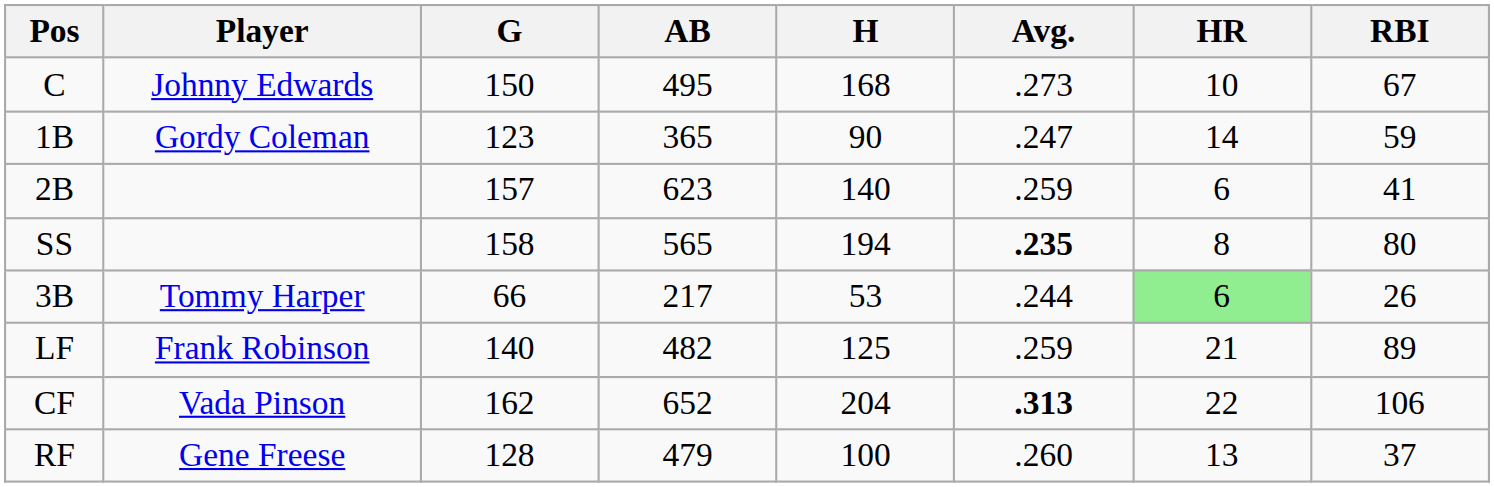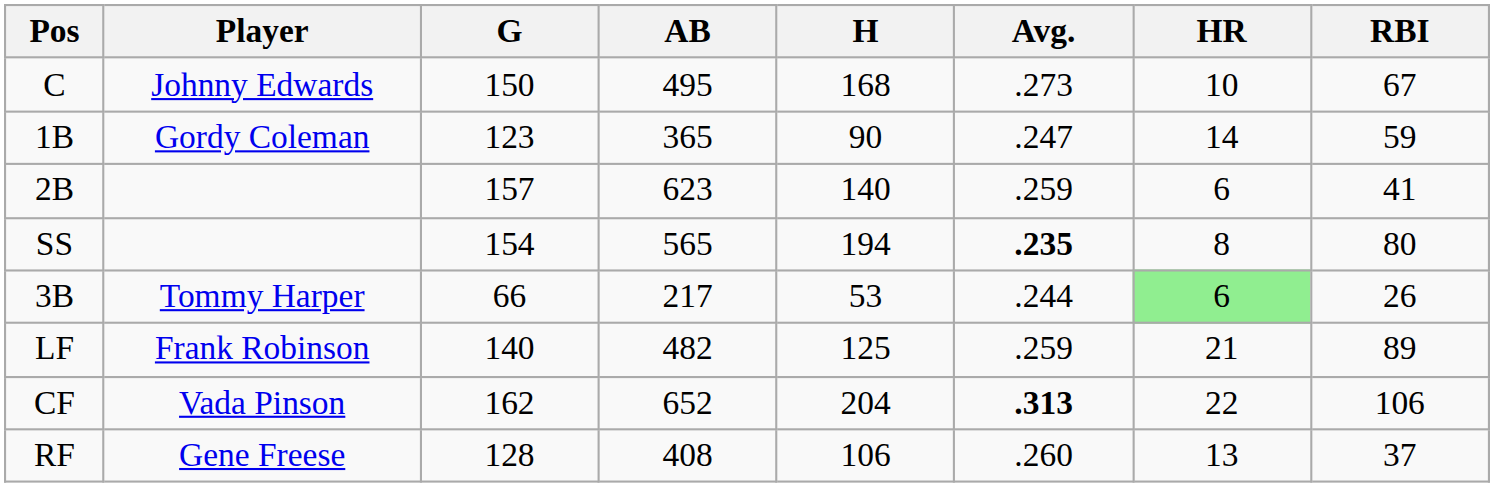(509, 243) 158 -> (509, 243) 154
(688, 455) 479 -> (688, 455) 408
(866, 455) 100 -> (866, 455) 106
